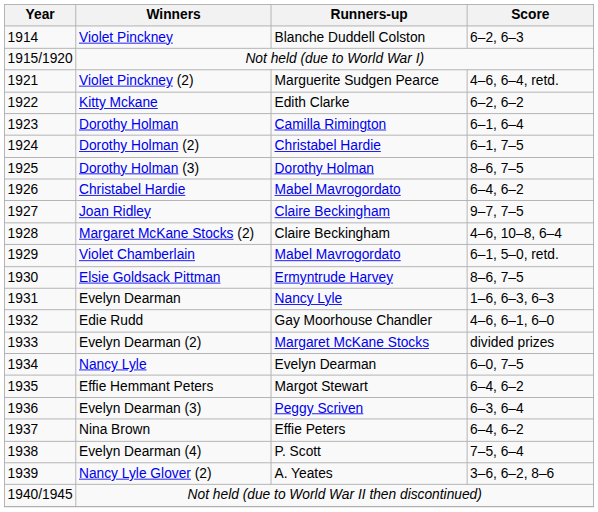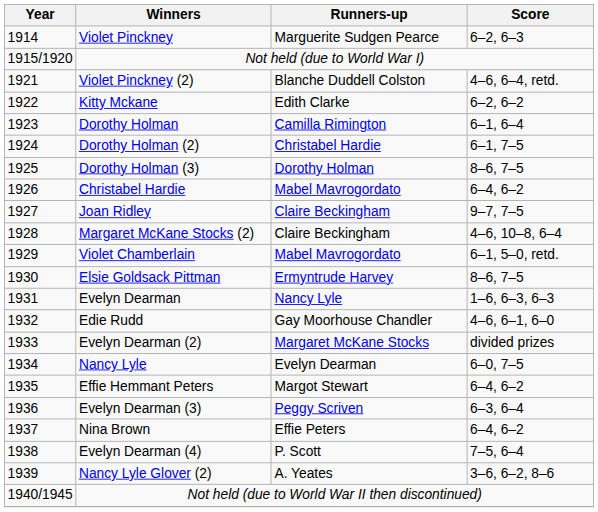(350, 37) Blanche Duddell Colston -> (357, 37) Marguerite Sudgen Pearce
(357, 80) Marguerite Sudgen Pearce -> (350, 80) Blanche Duddell Colston
